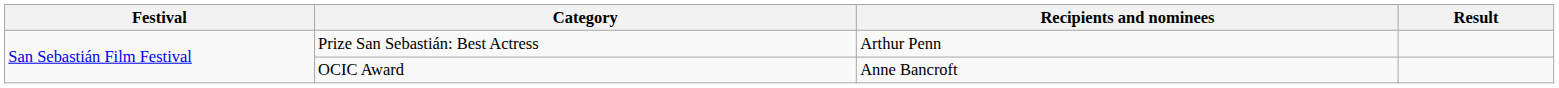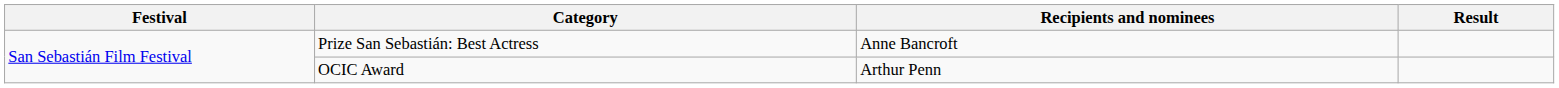(901, 43) Arthur Penn -> (909, 43) Anne Bancroft
(909, 69) Anne Bancroft -> (901, 69) Arthur Penn
